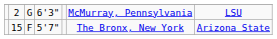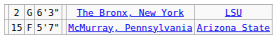(130, 12) McMurray, Pennsylvania -> (130, 12) The Bronx, New York
(130, 27) The Bronx, New York -> (130, 27) McMurray, Pennsylvania
